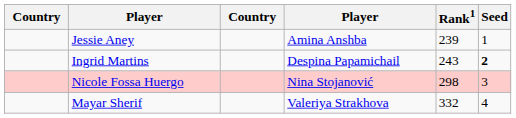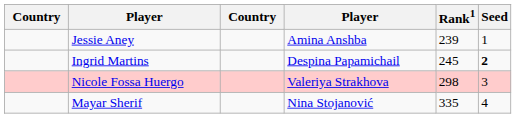(449, 60) 243 -> (449, 60) 245
(330, 81) Nina Stojanović -> (338, 81) Valeriya Strakhova
(338, 102) Valeriya Strakhova -> (330, 102) Nina Stojanović
(449, 102) 332 -> (449, 102) 335
